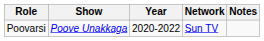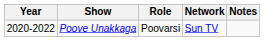columns swapped: (156, 12) <-> (26, 12)
